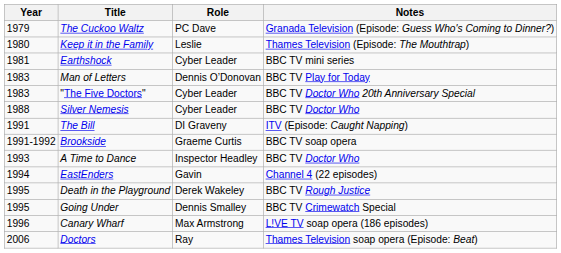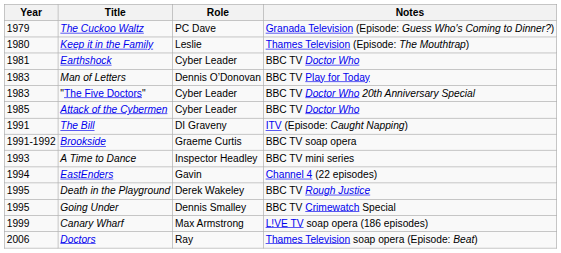(310, 61) BBC TV mini series -> (312, 61) BBC TV Doctor Who
+ row: (114, 110)
- row: (95, 110)
(312, 158) BBC TV Doctor Who -> (310, 158) BBC TV mini series
(18, 223) 1996 -> (18, 223) 1999
